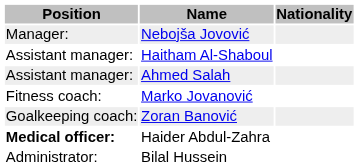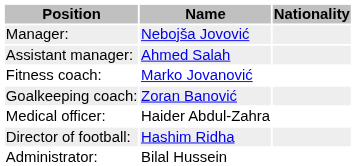- row: (207, 55)
(60, 136) bold -> (56, 116) normal
+ row: (188, 136)
